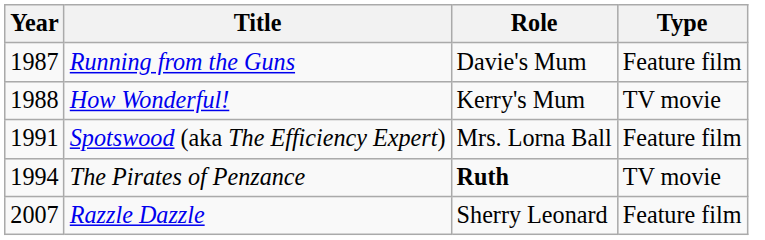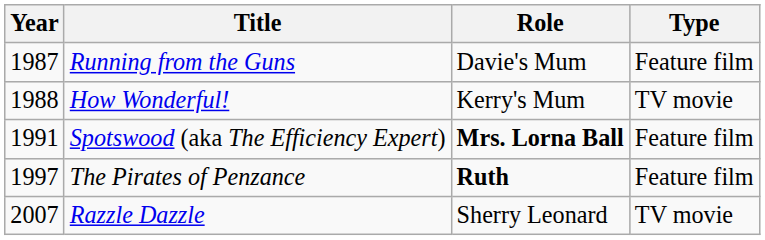(534, 138) normal -> (540, 138) bold
(34, 176) 1994 -> (34, 176) 1997
(672, 176) TV movie -> (694, 176) Feature film
(682, 215) Feature film -> (684, 215) TV movie
